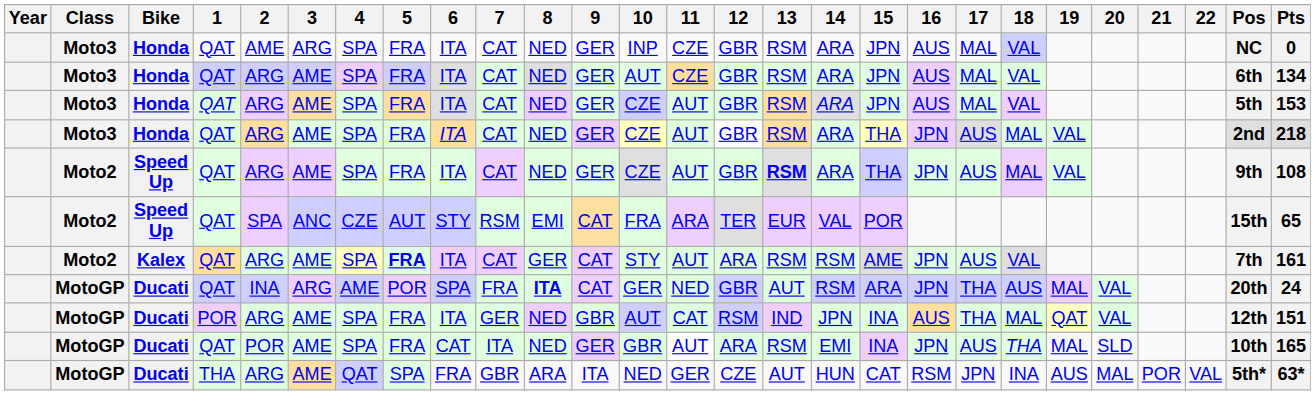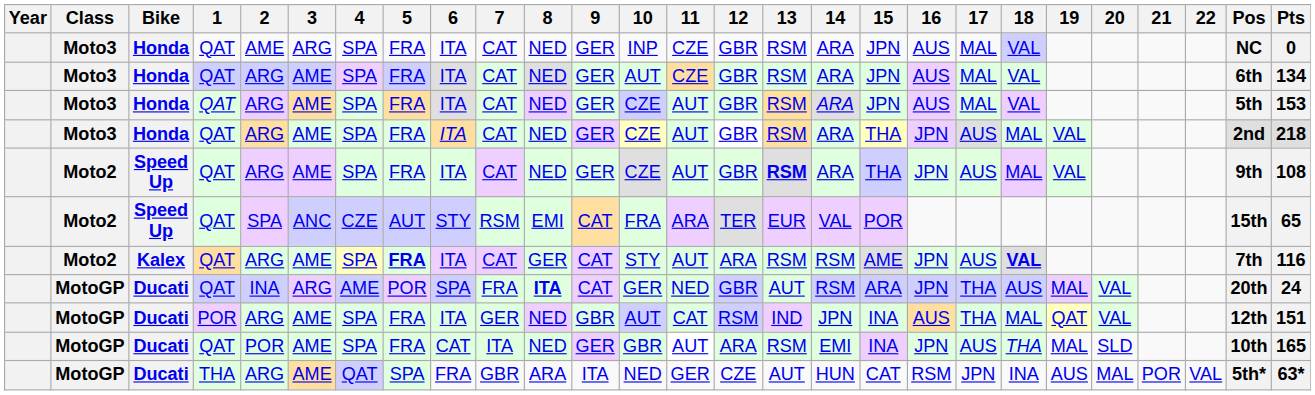(1024, 260) normal -> (1024, 260) bold
(1291, 260) 161 -> (1291, 260) 116
